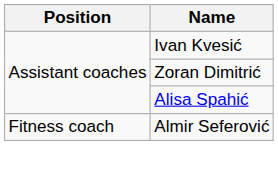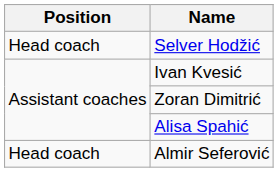+ row: (207, 45)
(61, 126) Fitness coach -> (54, 153) Head coach
